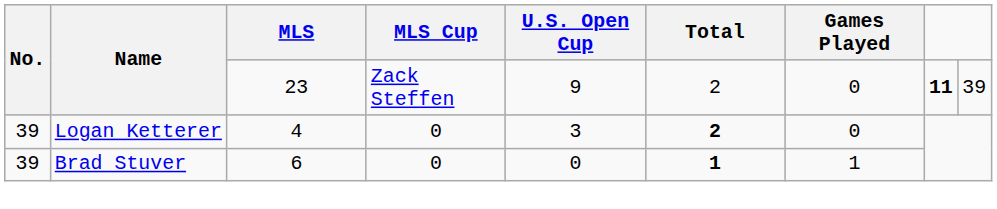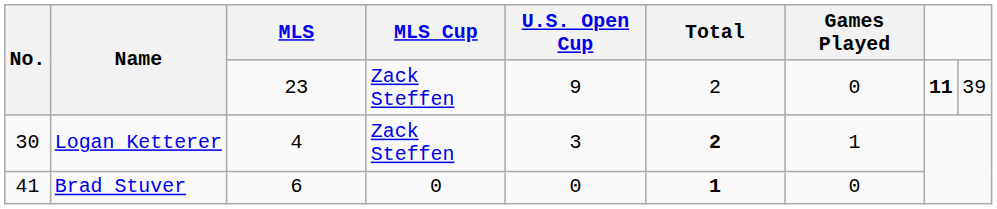(27, 132) 39 -> (27, 143) 30
(436, 132) 0 -> (413, 143) Zack Steffen
(854, 132) 0 -> (854, 143) 1
(27, 164) 39 -> (27, 187) 41
(854, 164) 1 -> (854, 187) 0
